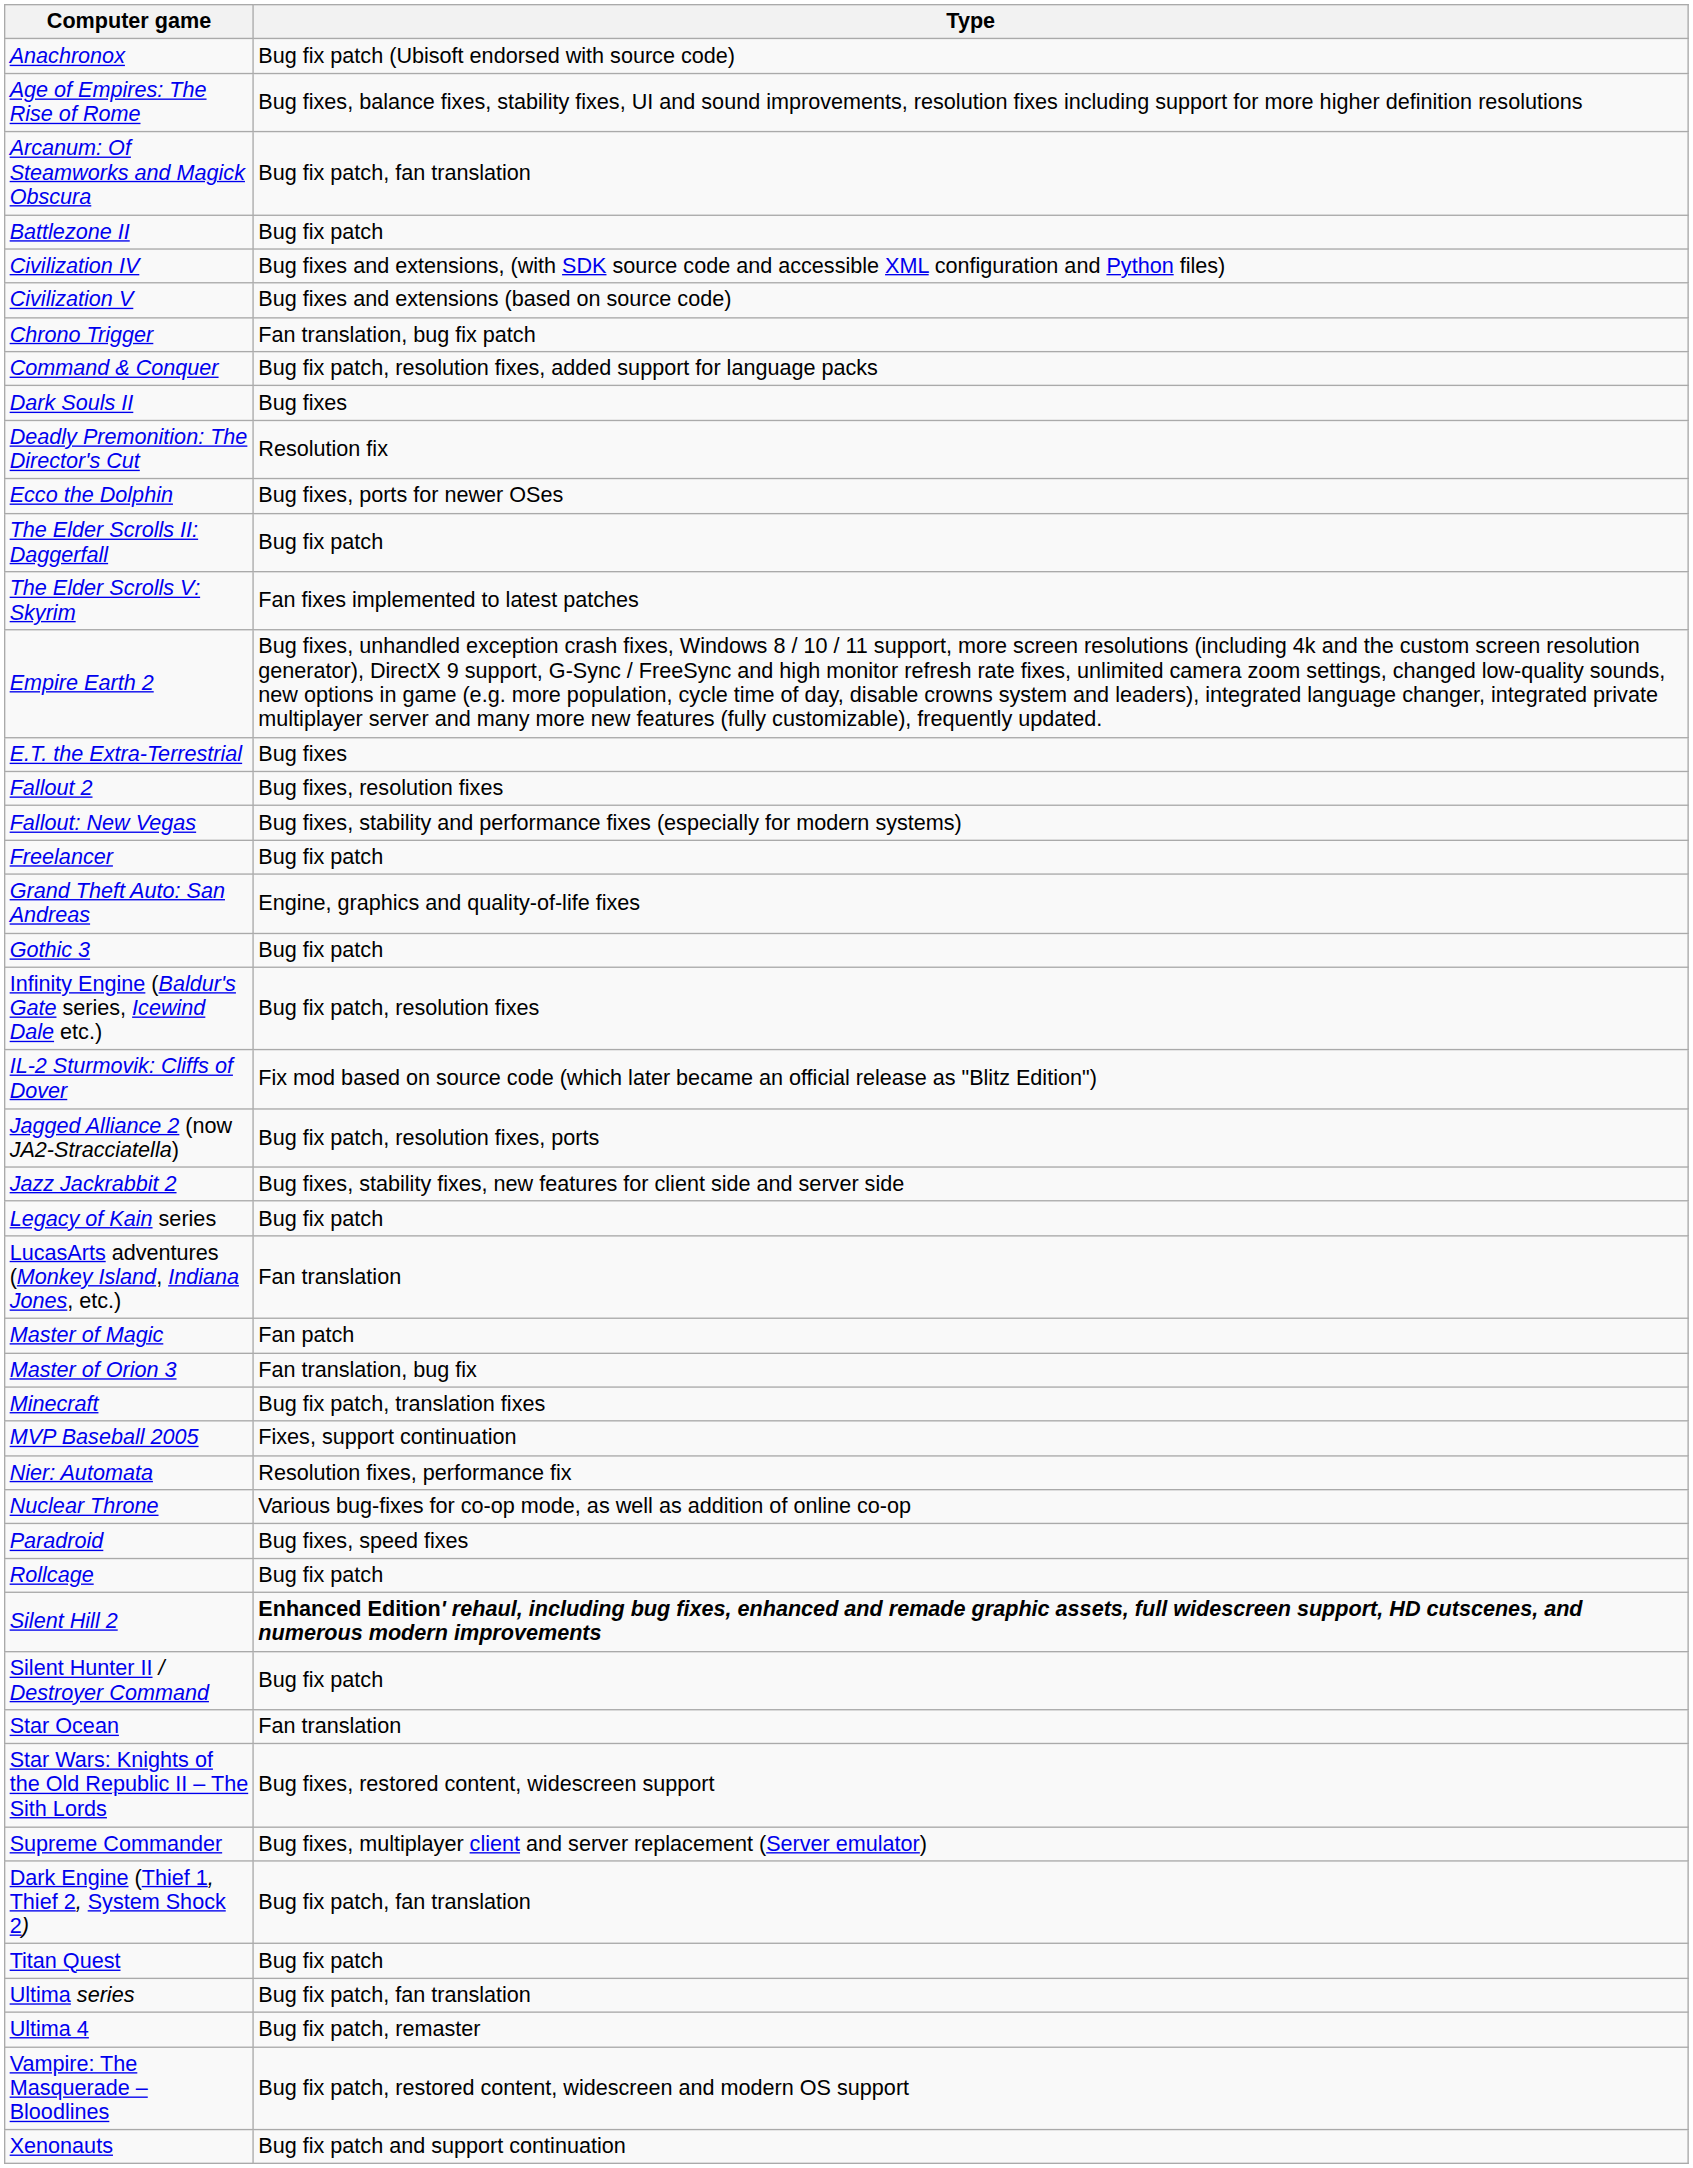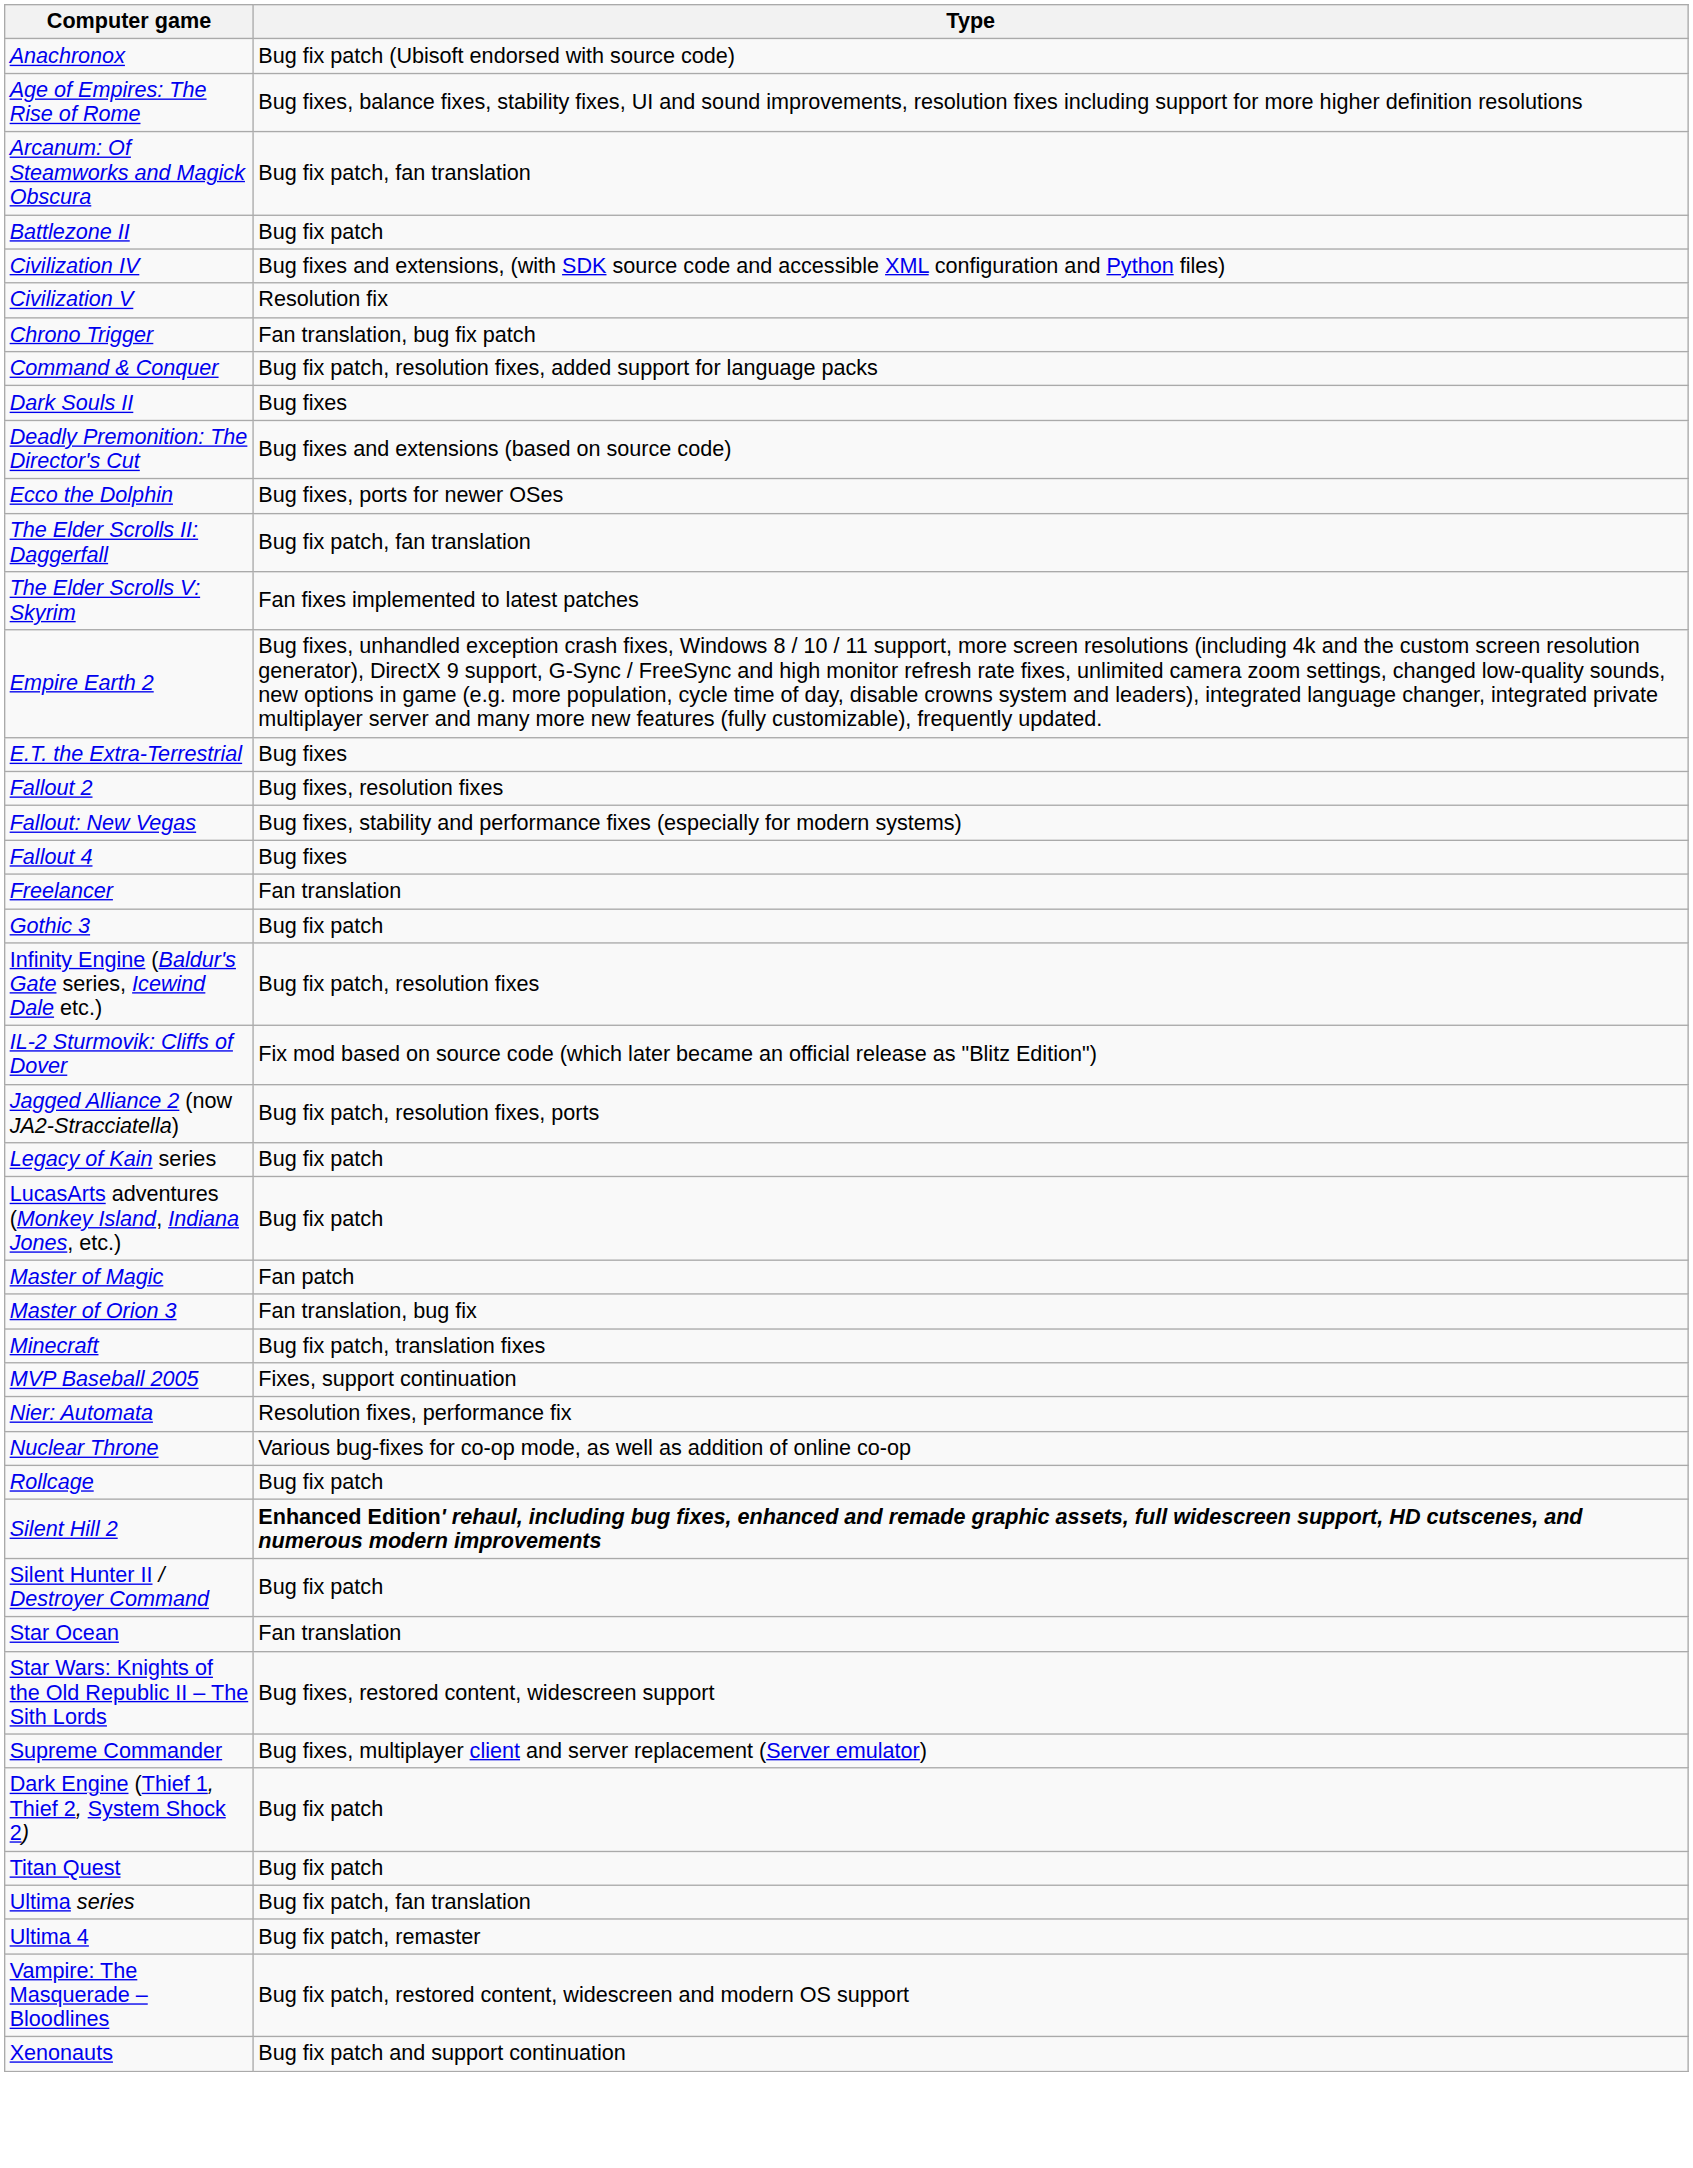(495, 300) Bug fixes and extensions (based on source code) -> (323, 300) Resolution fix
(323, 449) Resolution fix -> (495, 449) Bug fixes and extensions (based on source code)
(321, 542) Bug fix patch -> (395, 542) Bug fix patch, fan translation
+ row: (51, 856)
(321, 856) Bug fix patch -> (330, 891) Fan translation
- row: (117, 903)
- row: (93, 1183)
(330, 1276) Fan translation -> (321, 1218) Bug fix patch
- row: (56, 1540)
(395, 1902) Bug fix patch, fan translation -> (321, 1809) Bug fix patch
